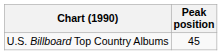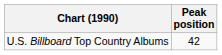(194, 41) 45 -> (194, 41) 42
